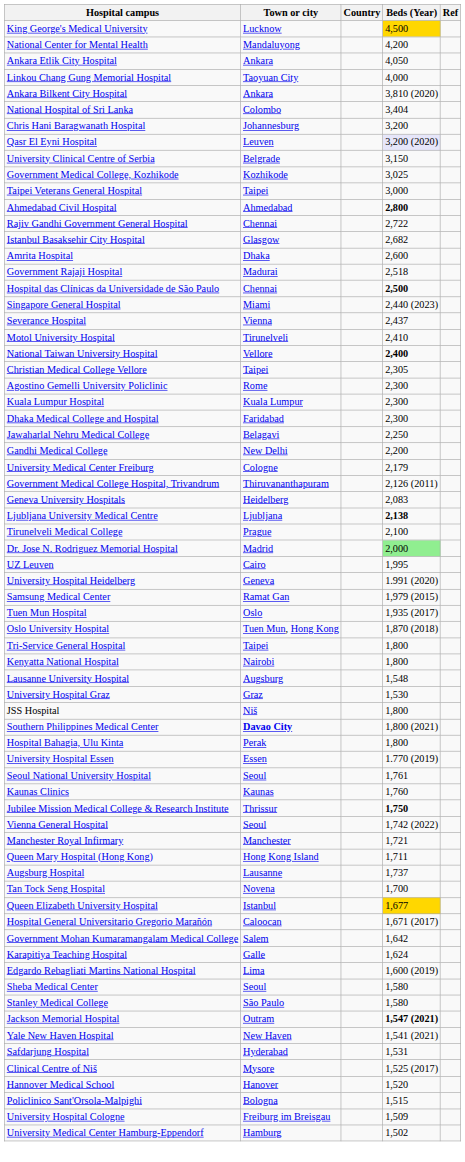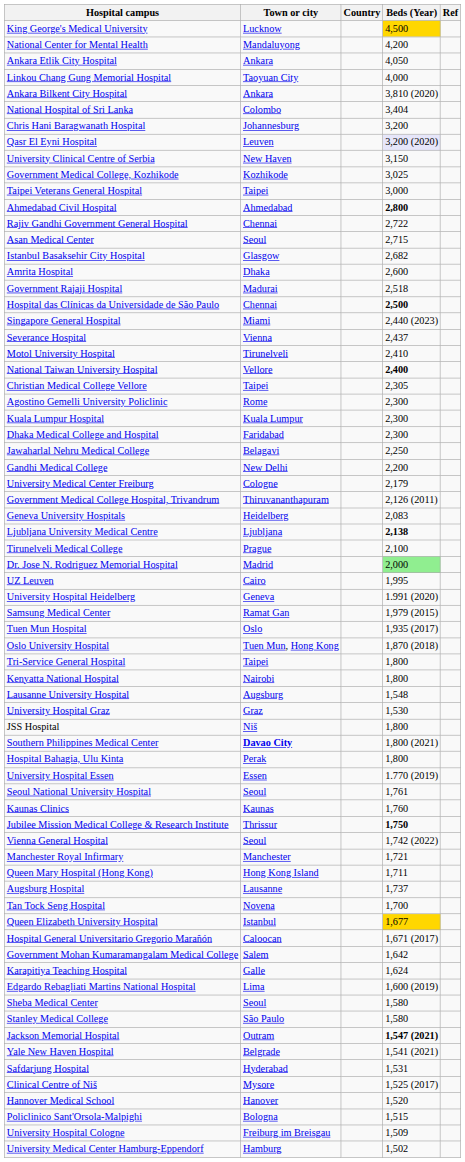(261, 158) Belgrade -> (267, 158) New Haven
+ row: (50, 239)
(267, 1035) New Haven -> (261, 1051) Belgrade
